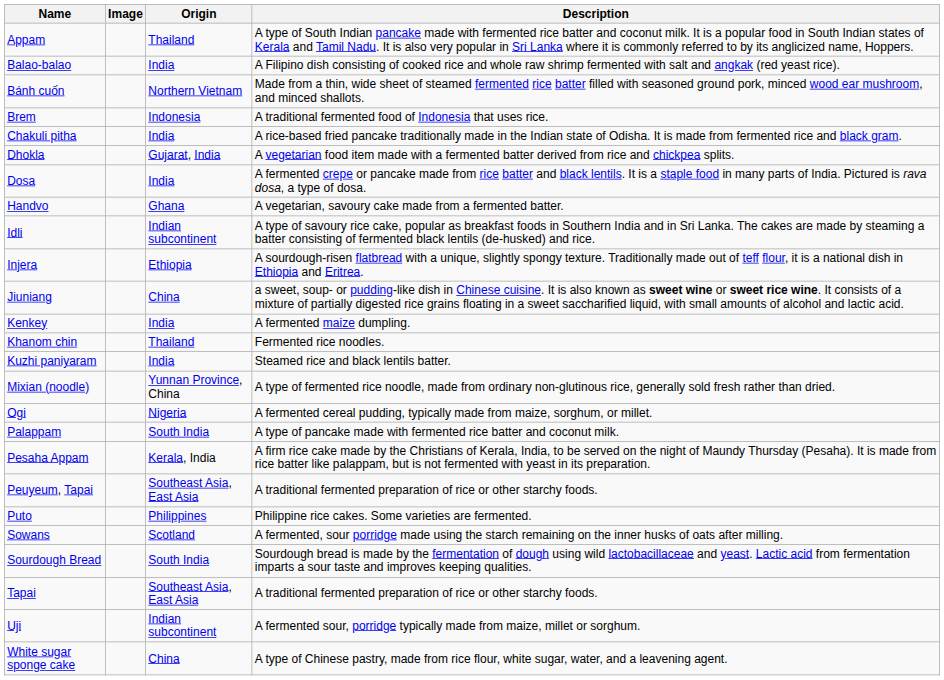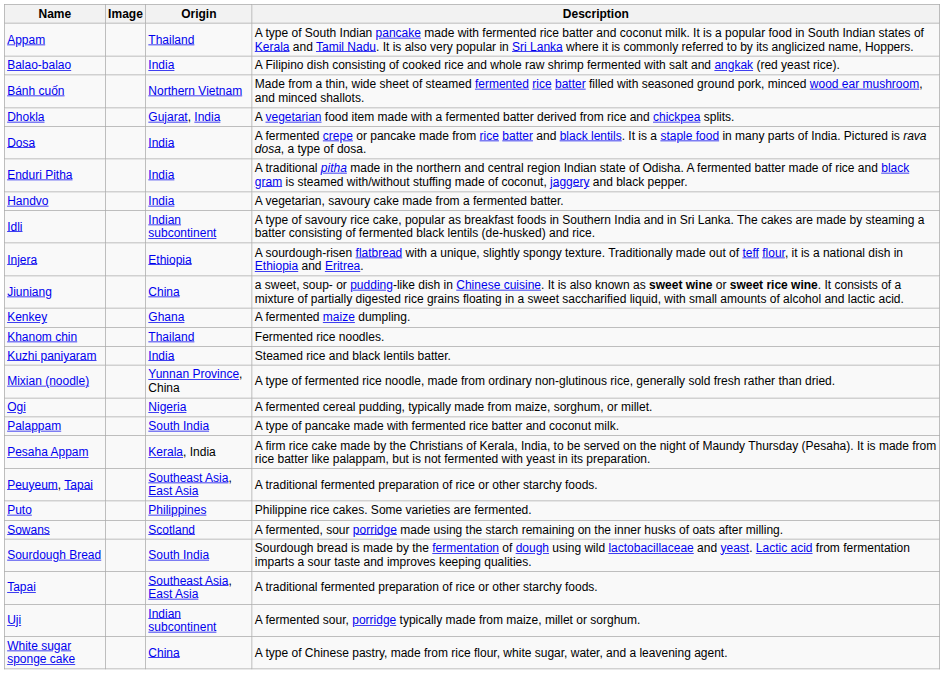- row: (21, 117)
- row: (42, 136)
+ row: (40, 175)
(166, 206) Ghana -> (161, 201) India
(161, 323) India -> (166, 317) Ghana
